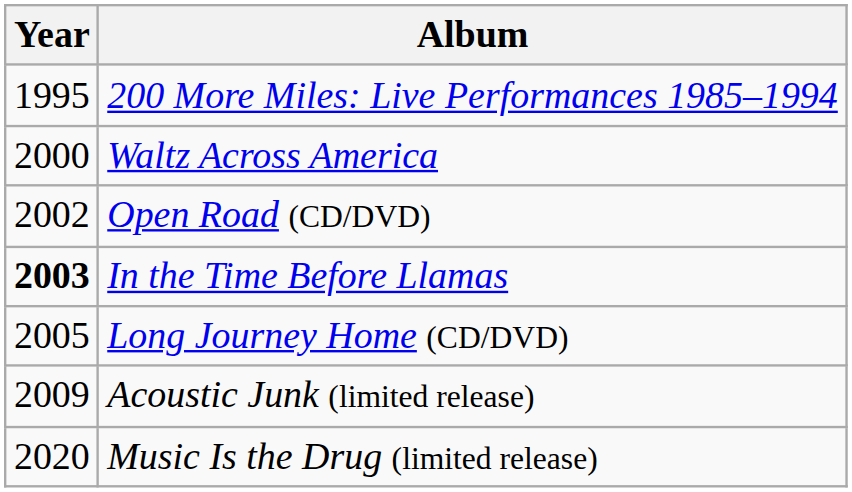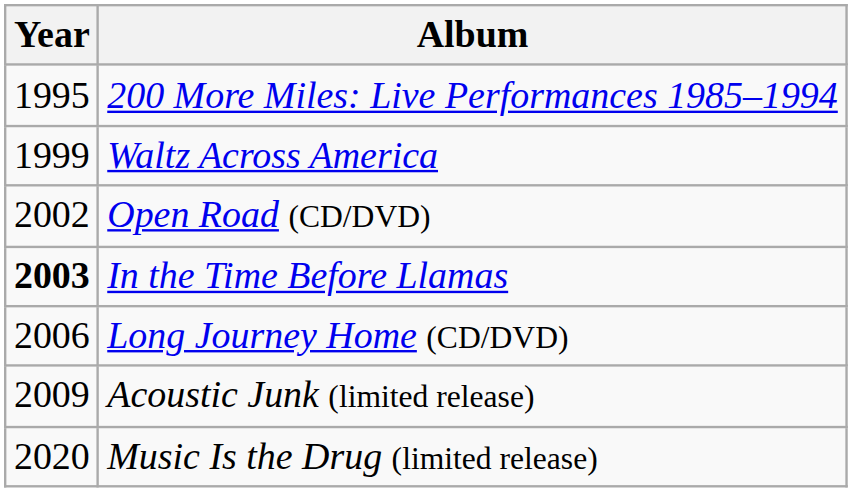(52, 154) 2000 -> (52, 154) 1999
(52, 335) 2005 -> (52, 335) 2006
